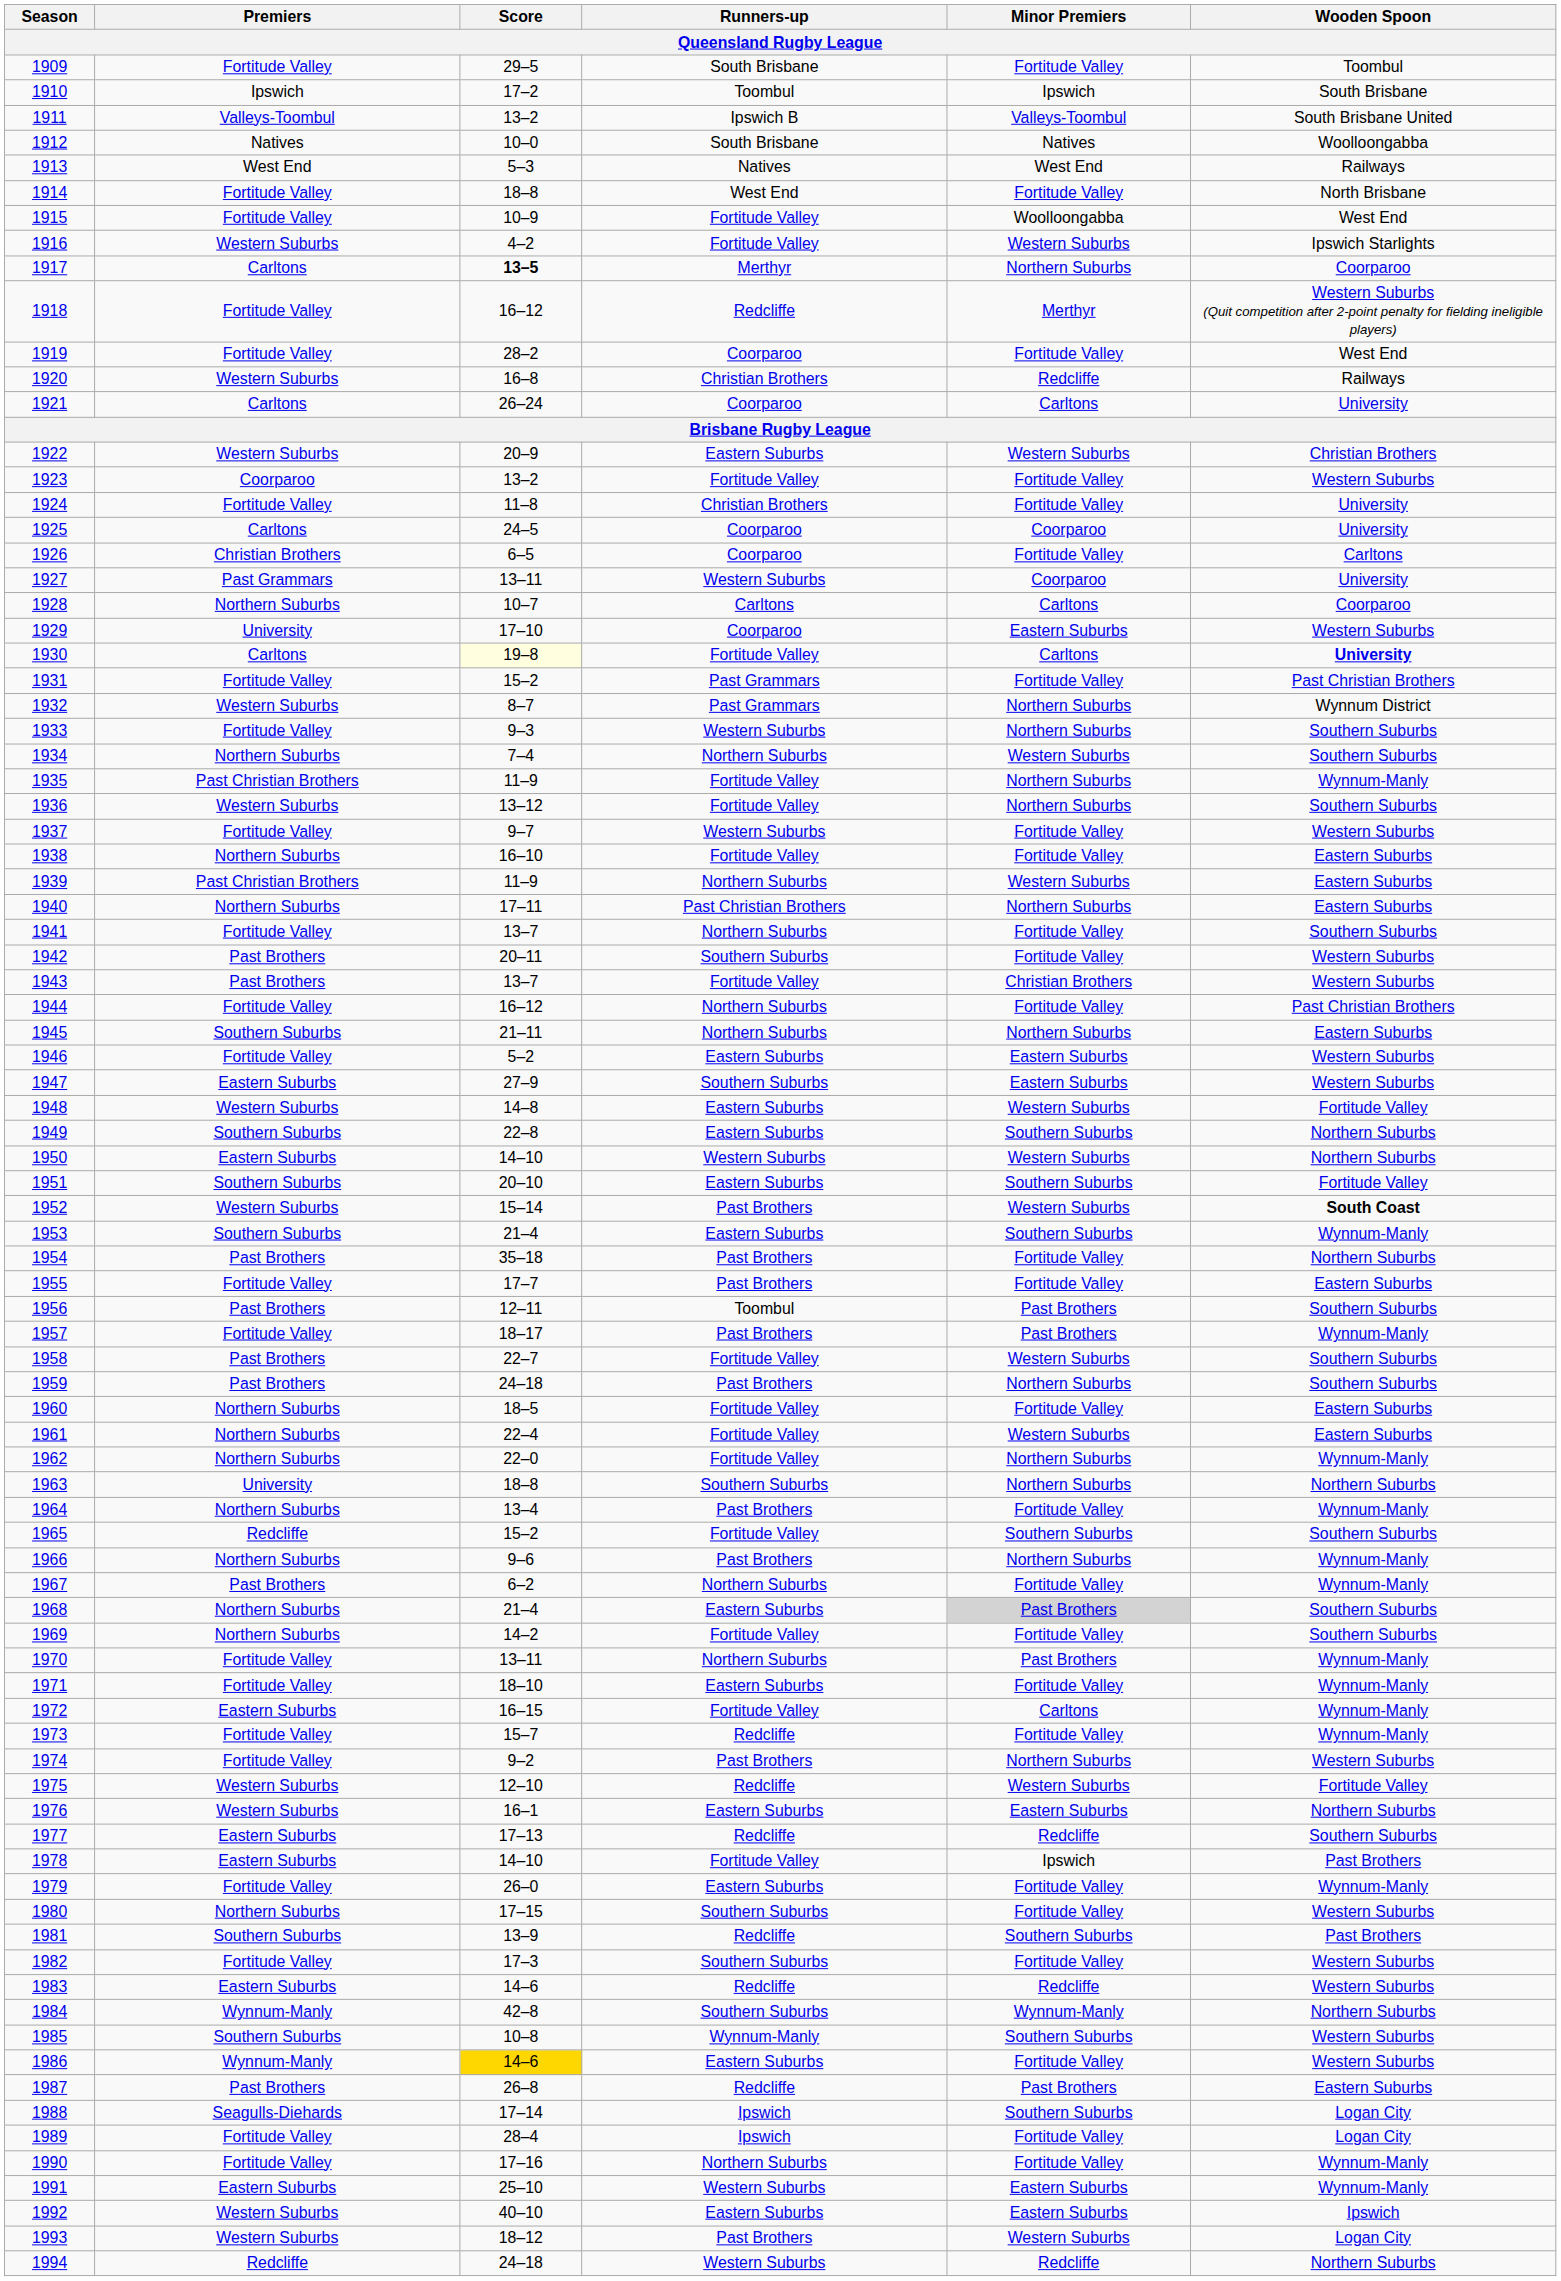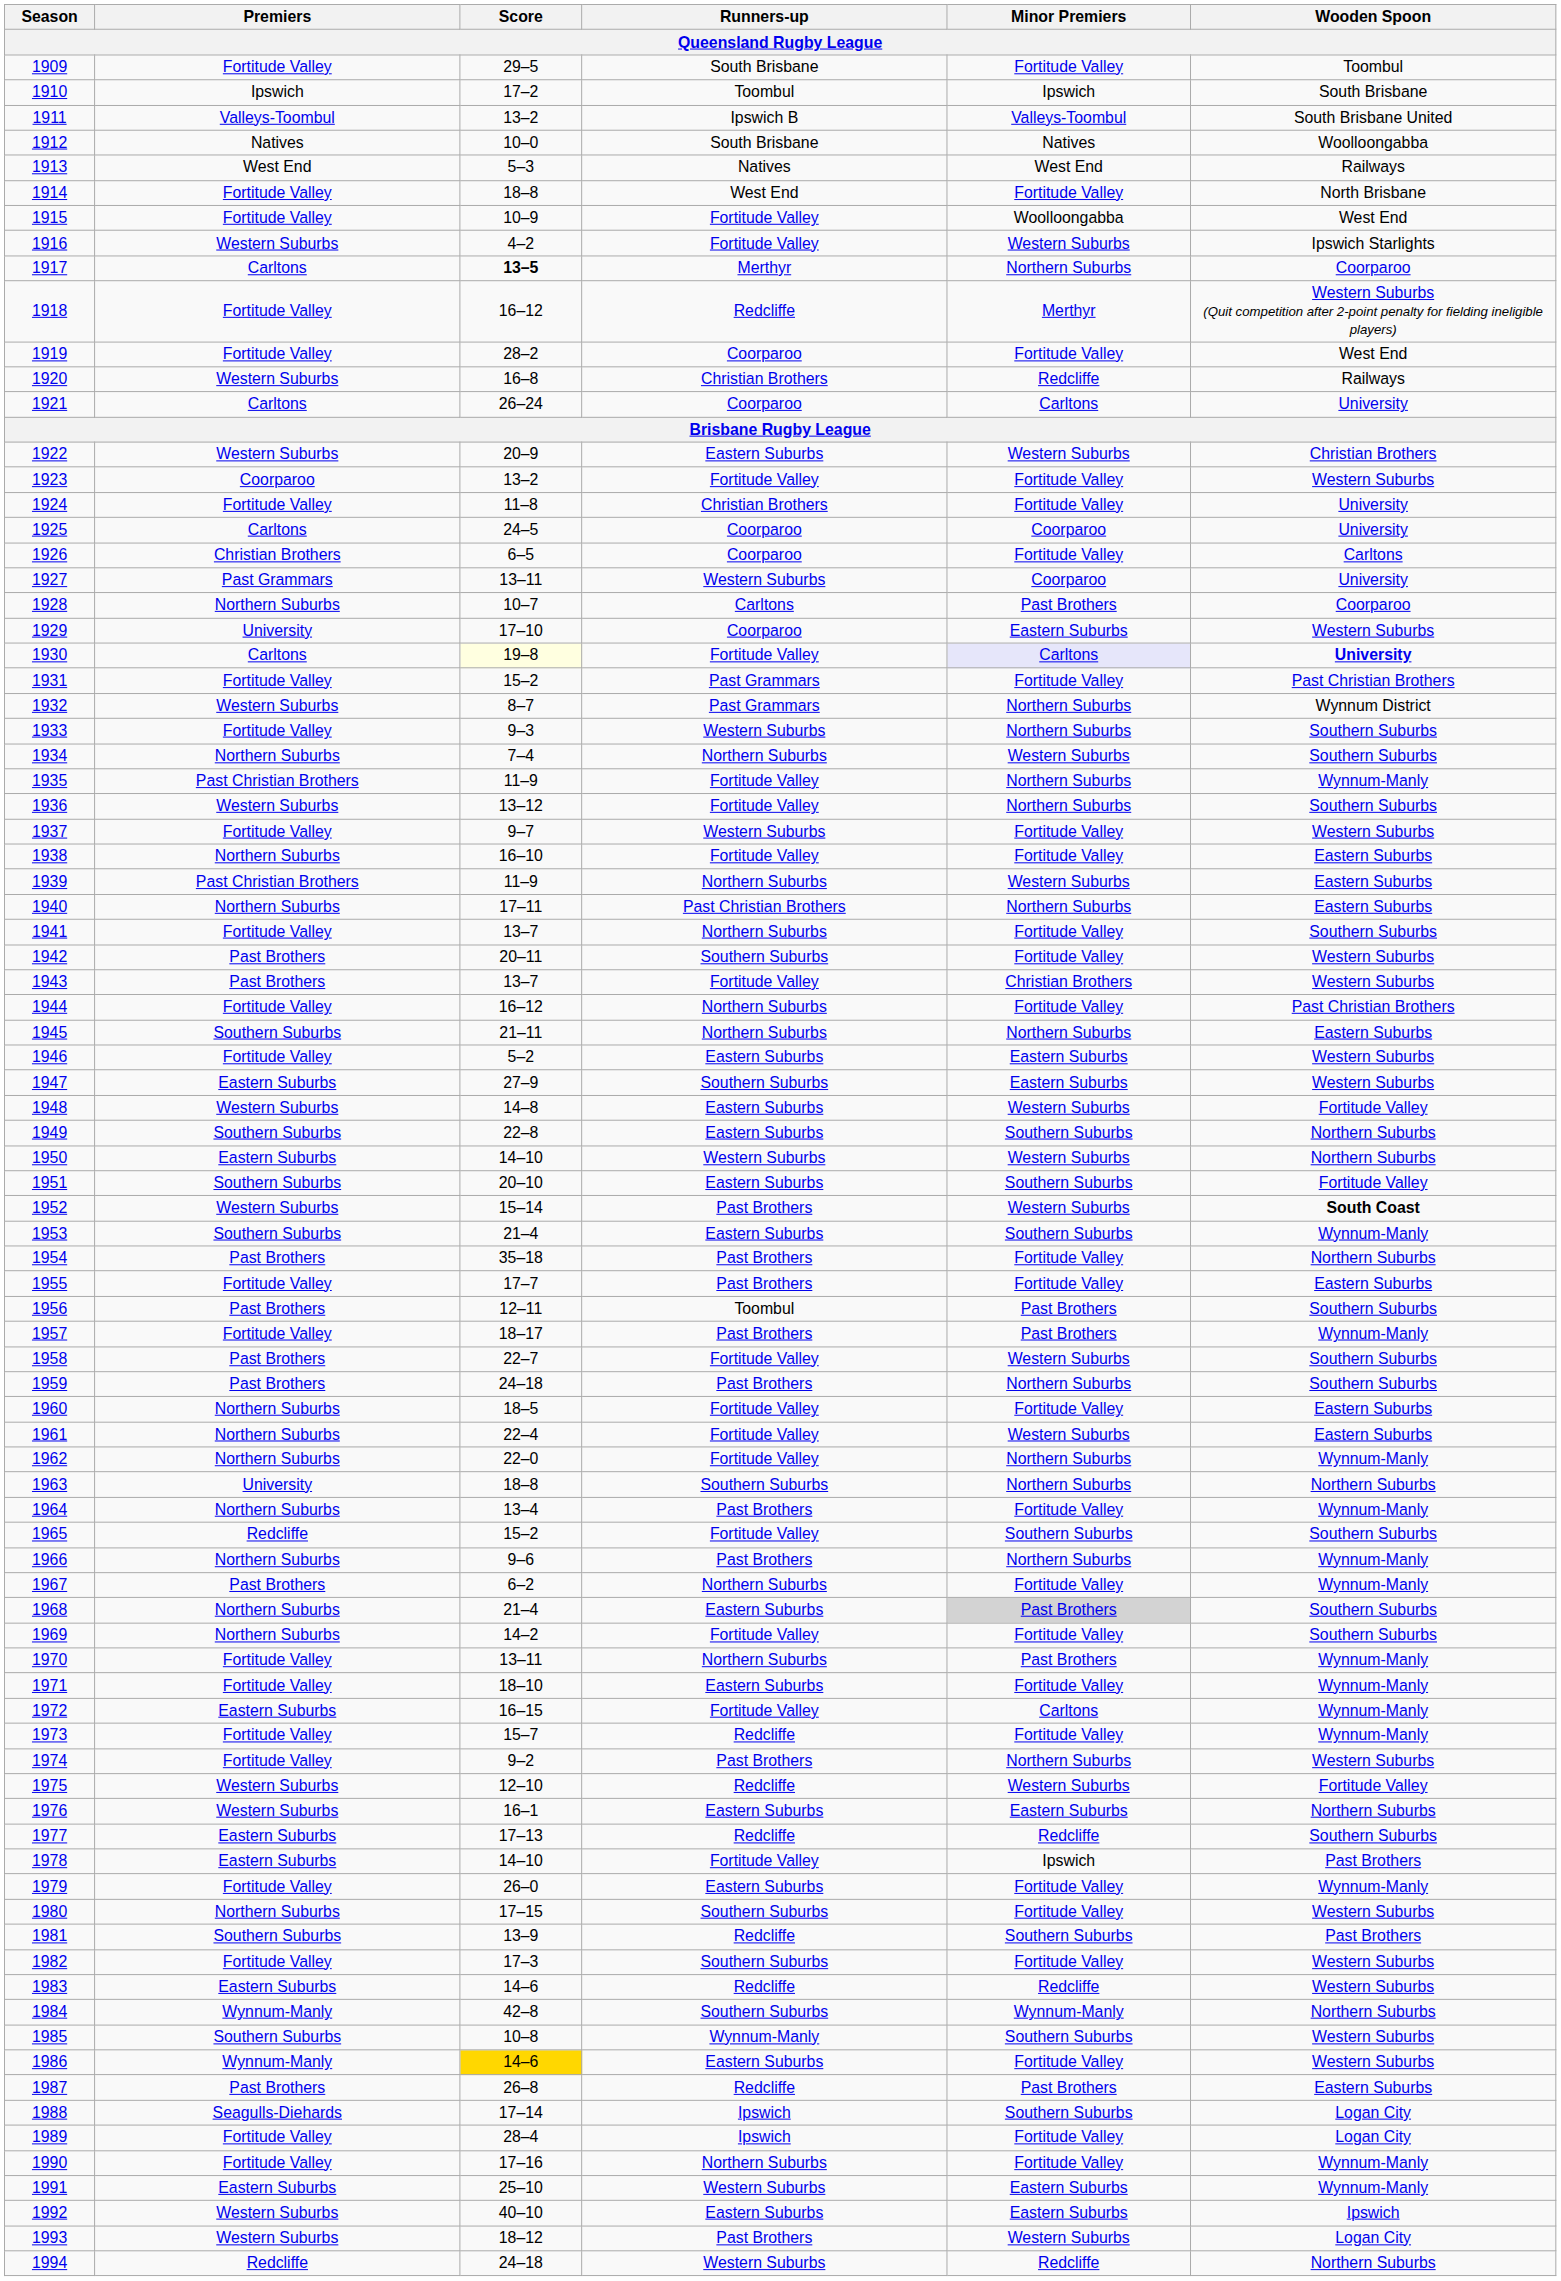(1069, 605) Carltons -> (1069, 605) Past Brothers
(1069, 655) no background -> (1069, 655) lavender background
